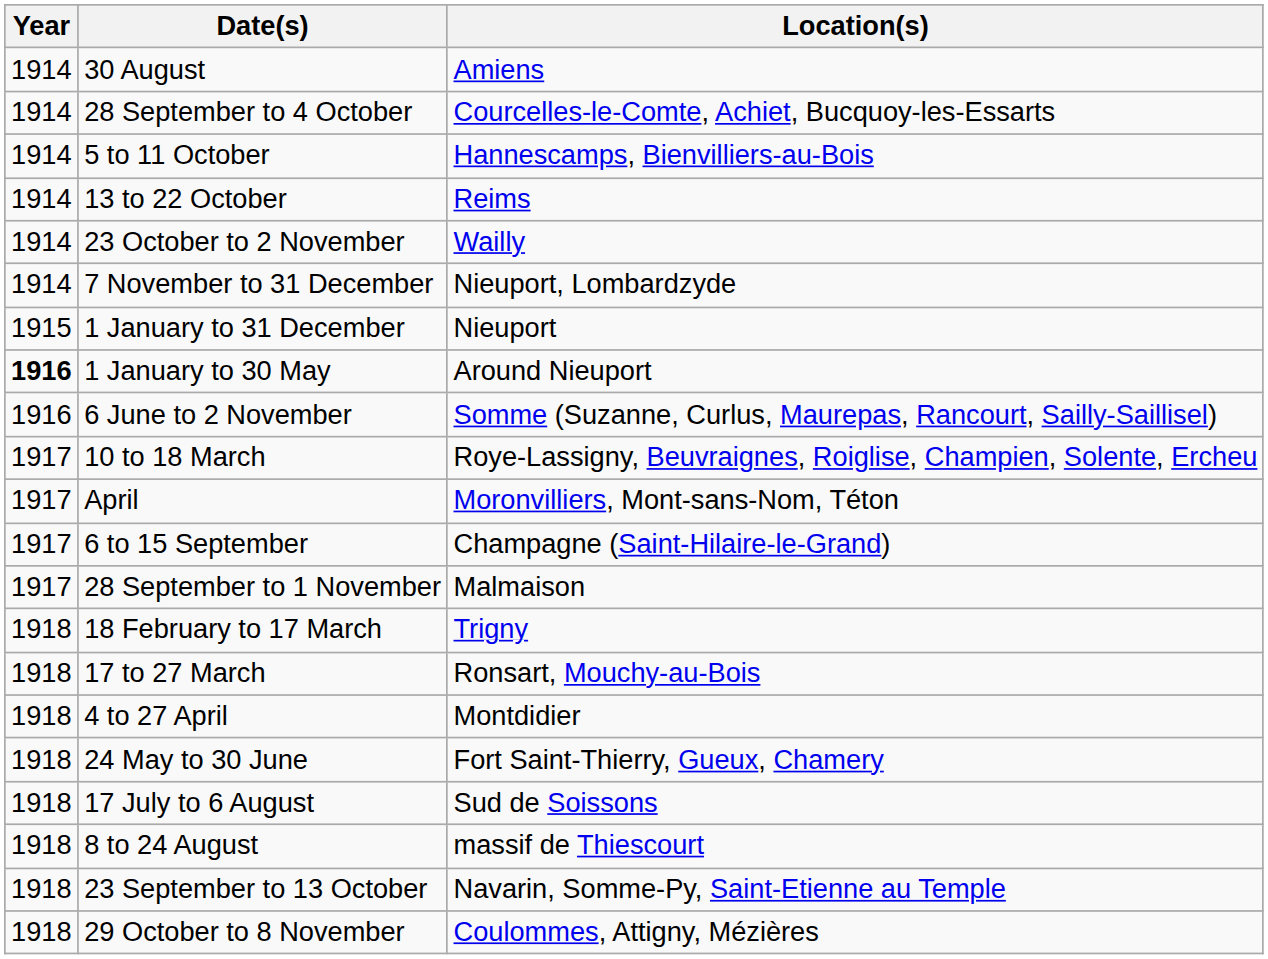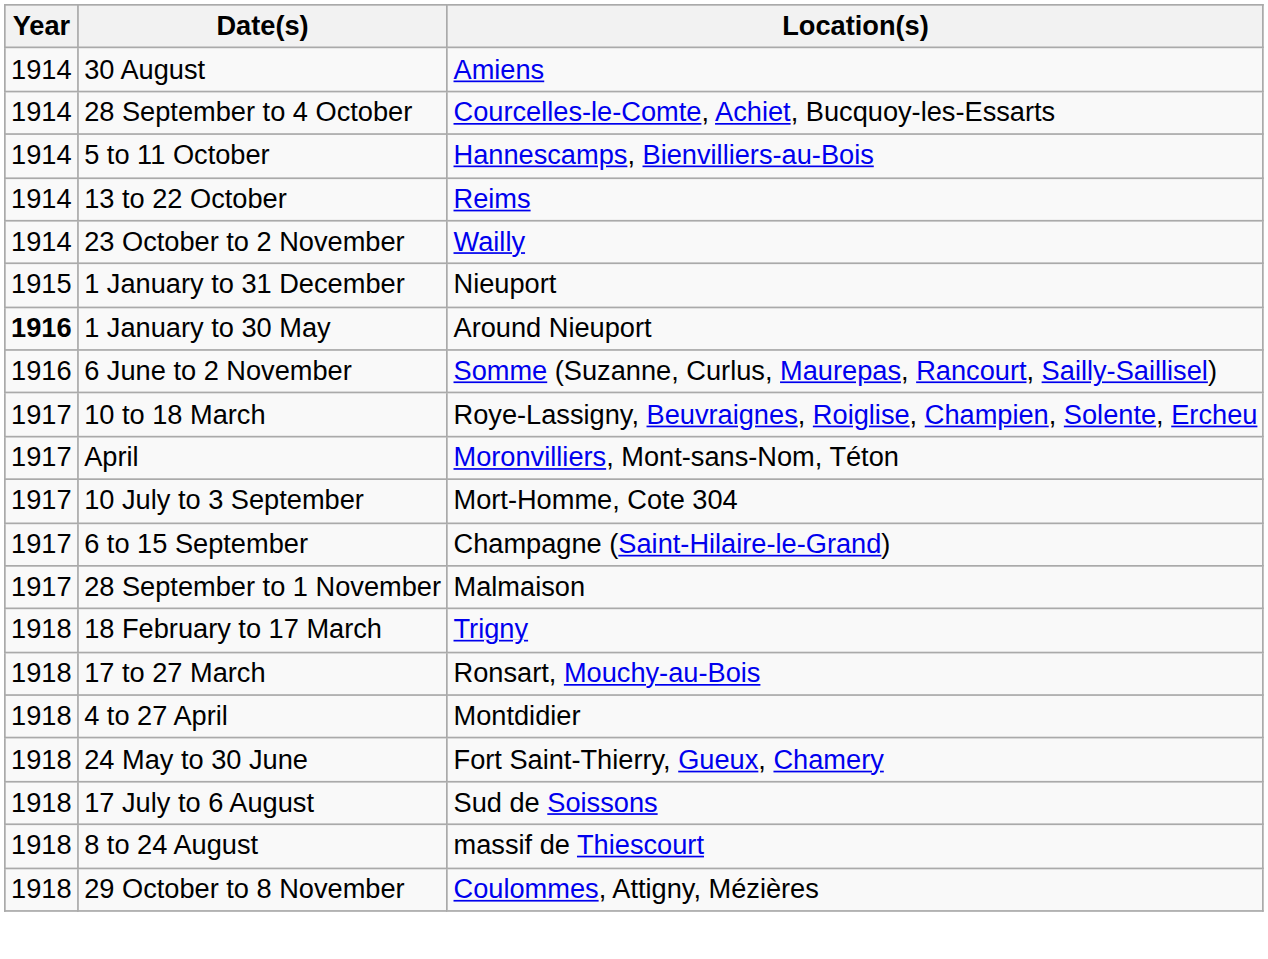- row: (259, 284)
+ row: (224, 500)
- row: (256, 888)
